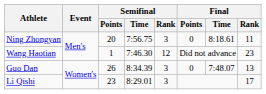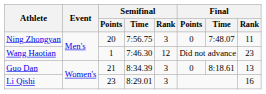(222, 39) 8:18.61 -> (222, 39) 7:48.07
(111, 68) 26 -> (111, 68) 21
(222, 68) 7:48.07 -> (222, 68) 8:18.61
(249, 82) 17 -> (249, 82) 16
